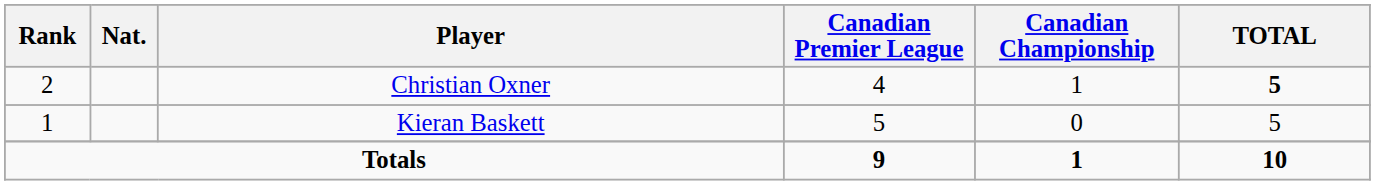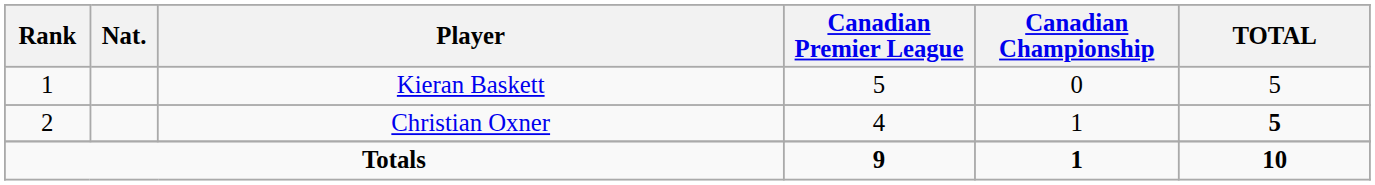rows swapped: (471, 122) <-> (471, 85)
